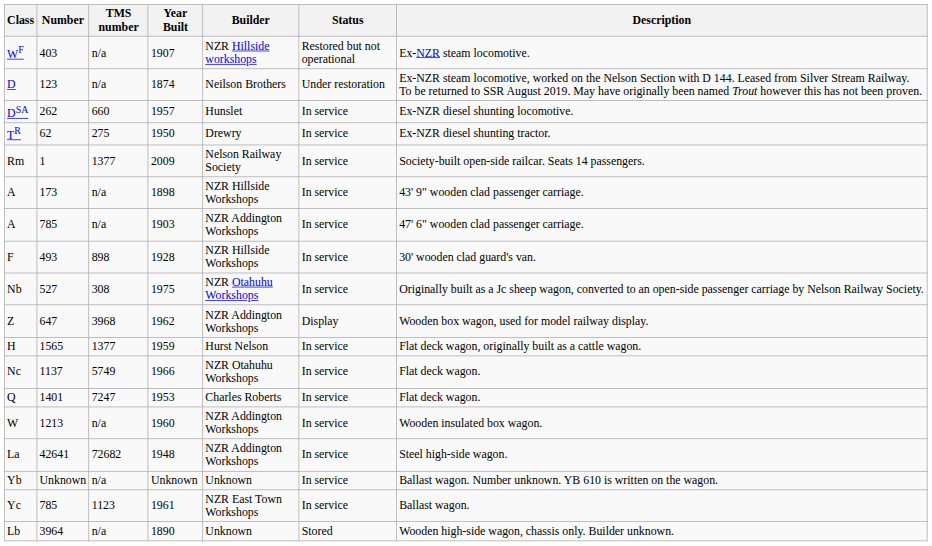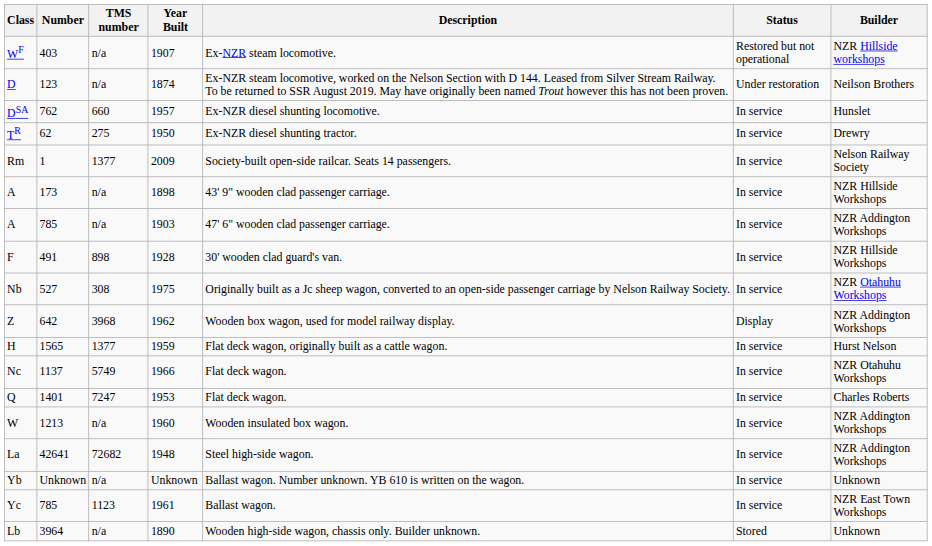columns swapped: (251, 20) <-> (662, 20)
(48, 111) 262 -> (48, 111) 762
(48, 257) 493 -> (48, 257) 491
(48, 321) 647 -> (48, 321) 642
